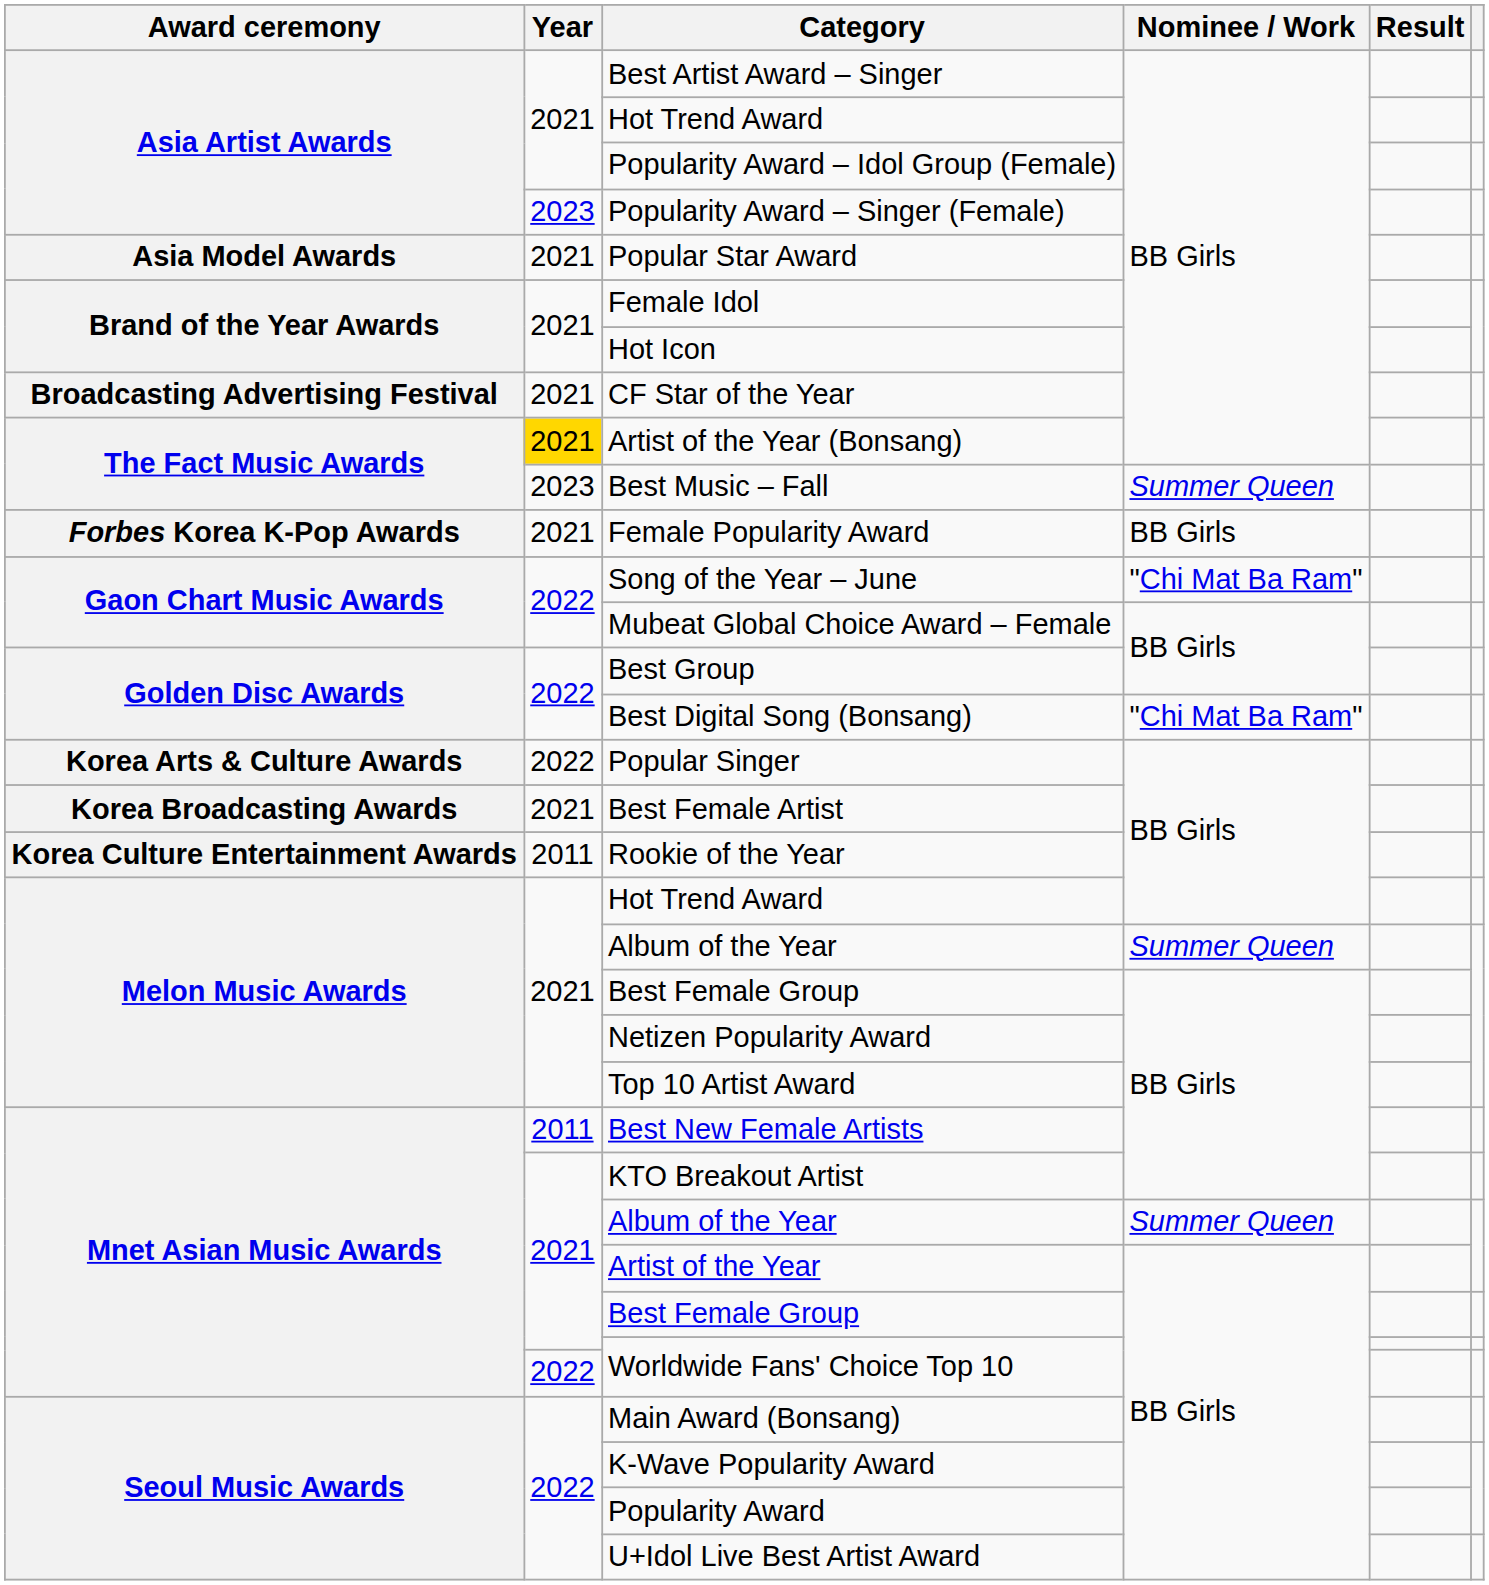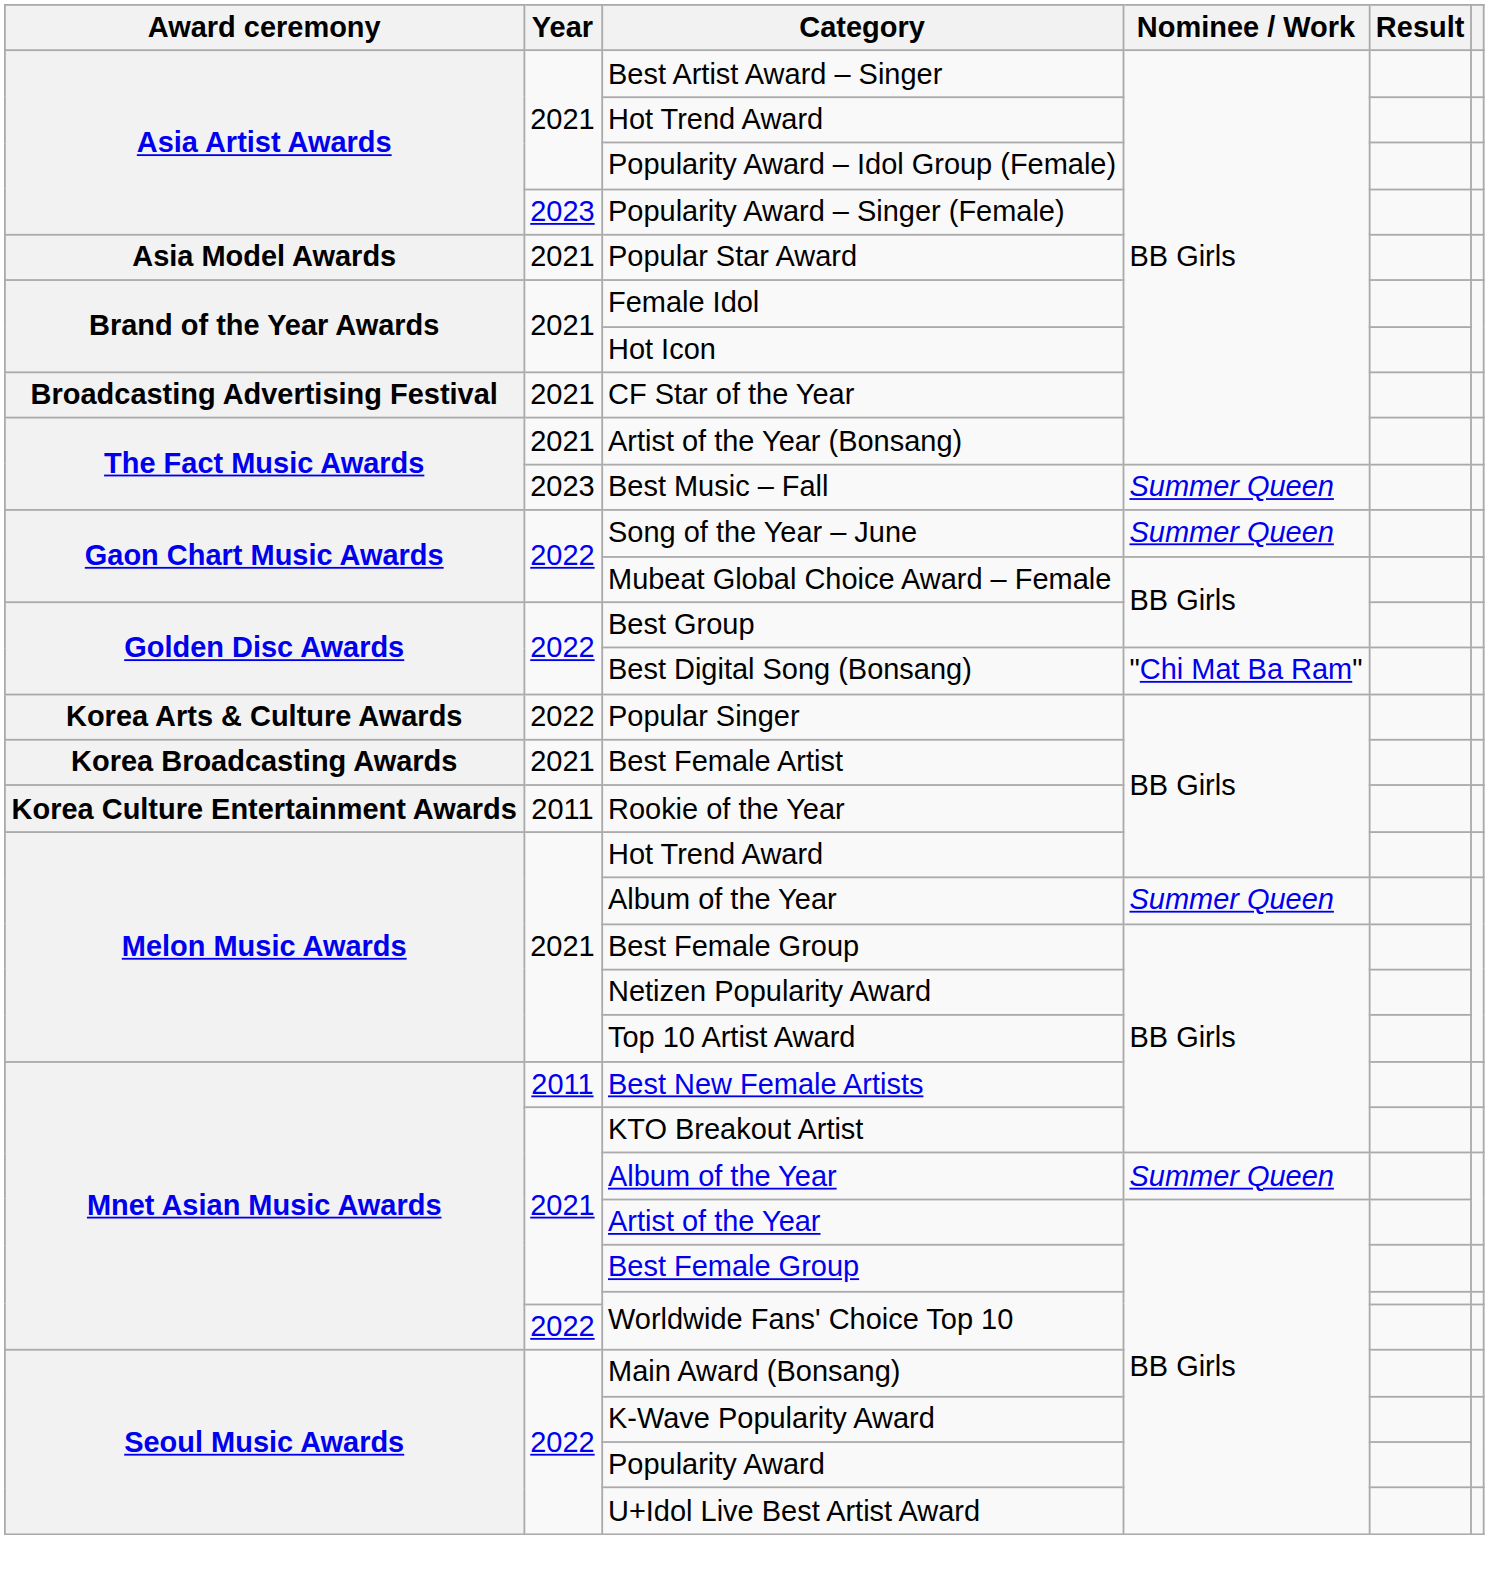(562, 440) gold background -> (562, 440) no background
- row: (264, 532)
(1246, 578) "Chi Mat Ba Ram" -> (1232, 532) Summer Queen
